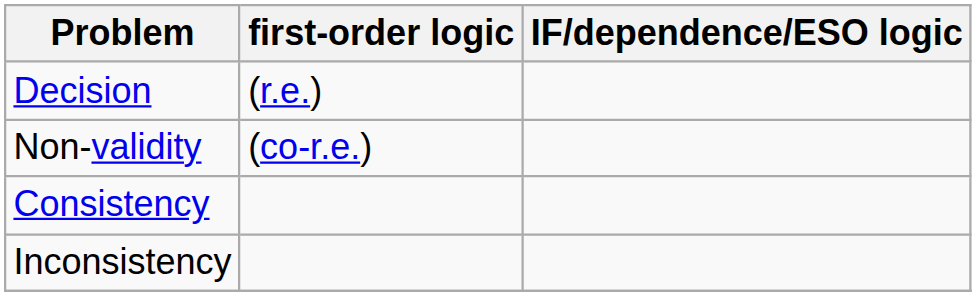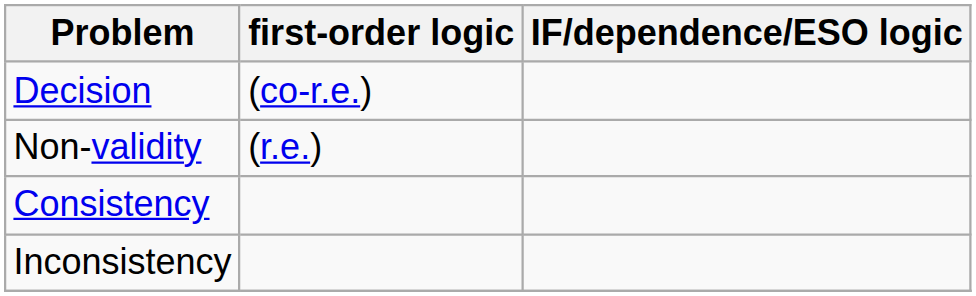(285, 90) (r.e.) -> (310, 90) (co-r.e.)
(310, 147) (co-r.e.) -> (285, 147) (r.e.)
